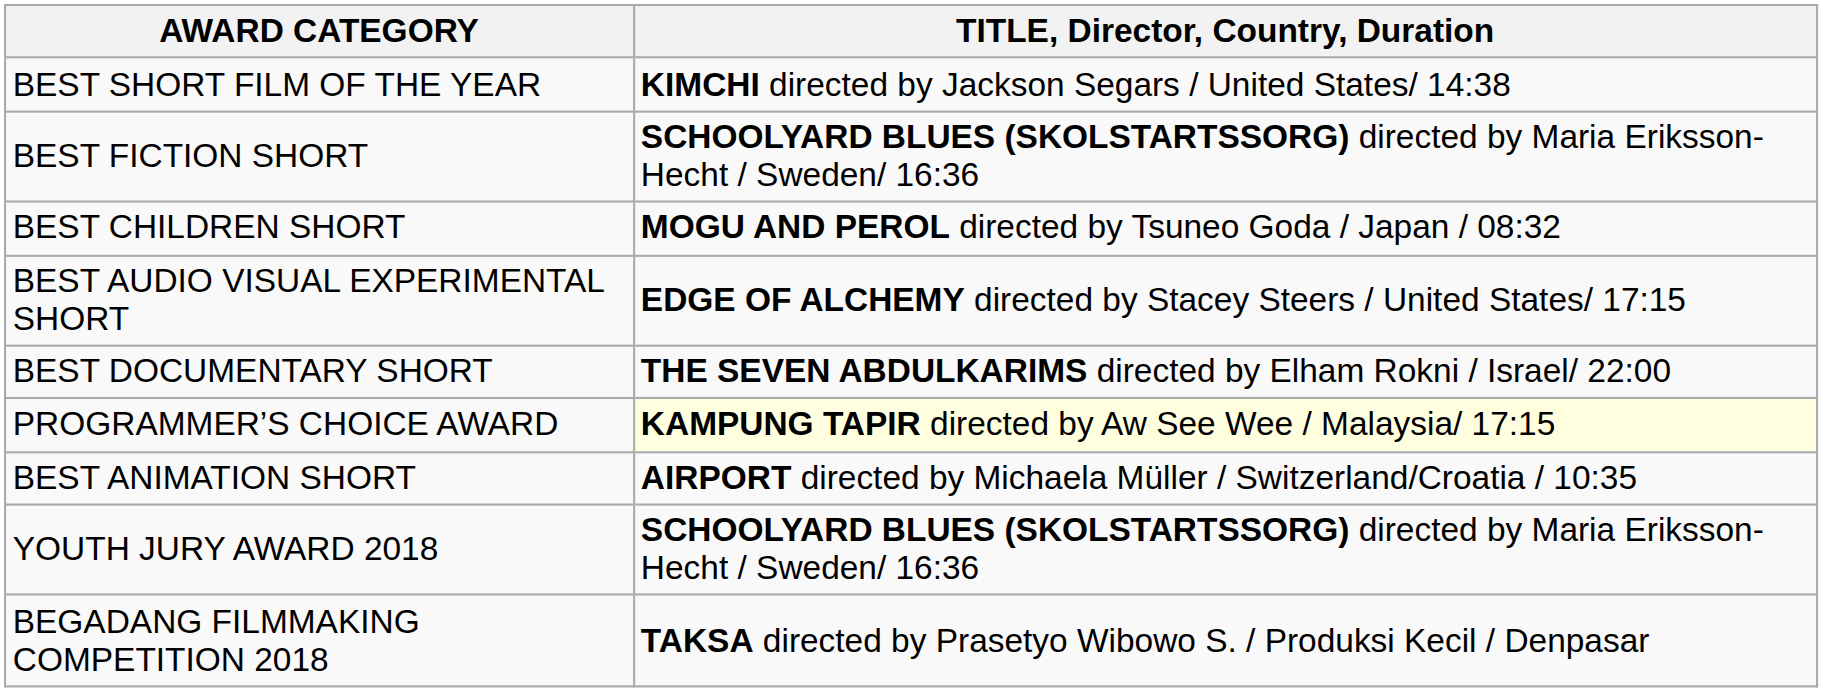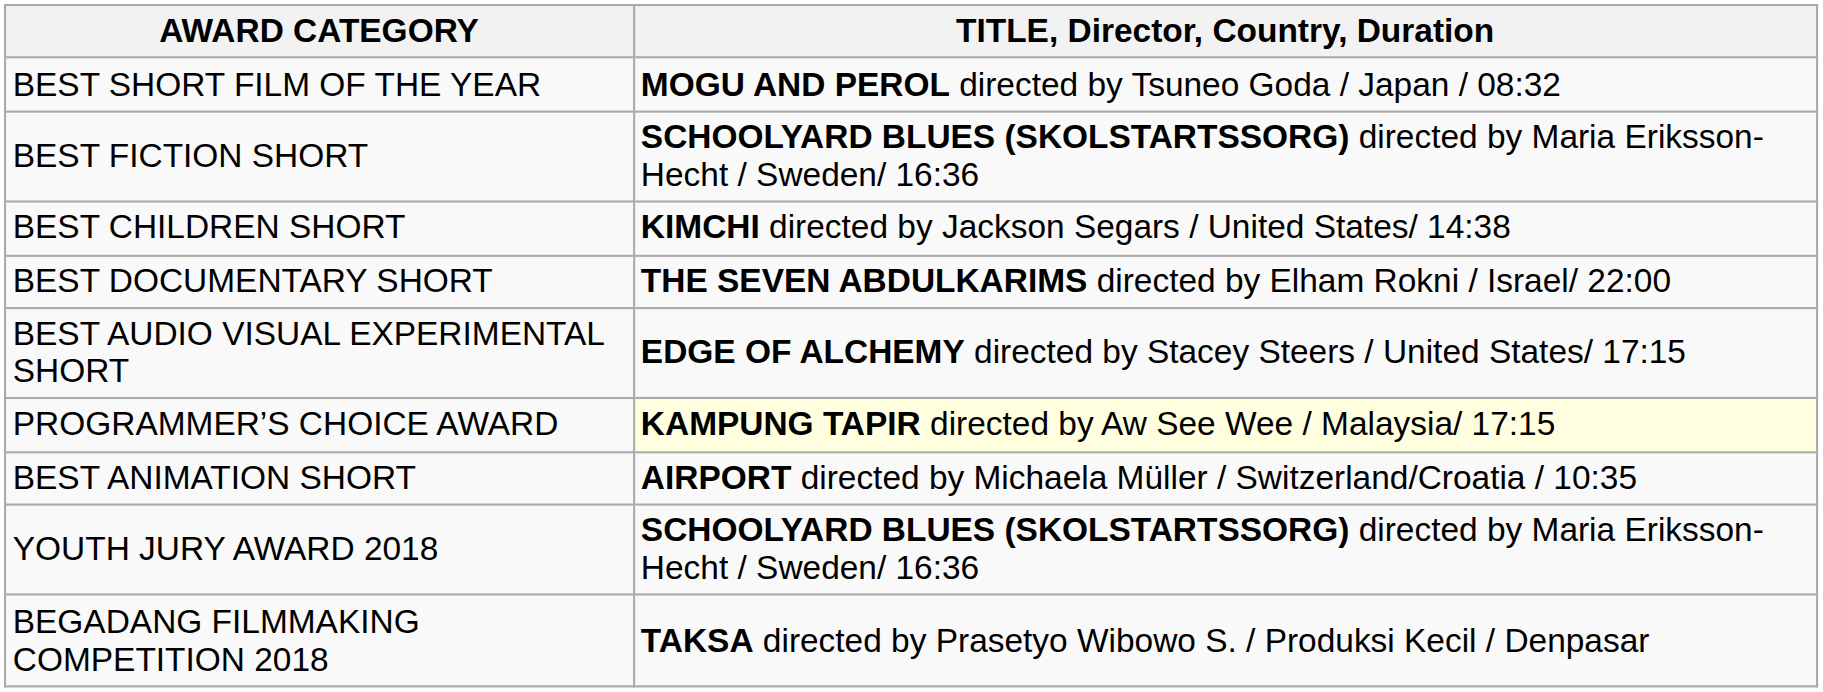(1076, 84) KIMCHI directed by Jackson Segars / United States/ 14:38 -> (1101, 84) MOGU AND PEROL directed by Tsuneo Goda / Japan / 08:32
(1101, 227) MOGU AND PEROL directed by Tsuneo Goda / Japan / 08:32 -> (1076, 227) KIMCHI directed by Jackson Segars / United States/ 14:38
rows swapped: (253, 371) <-> (309, 299)
